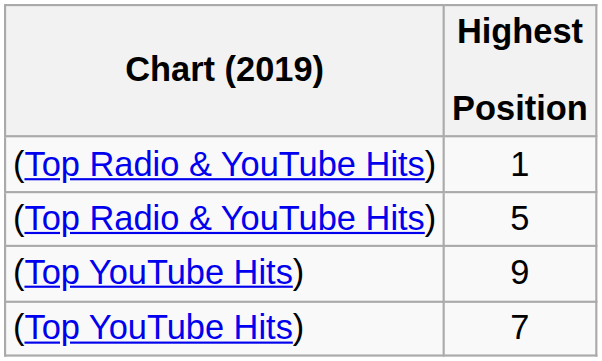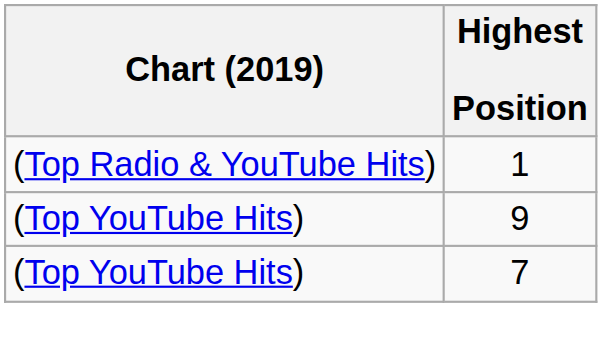- row: (520, 218)
